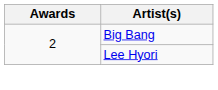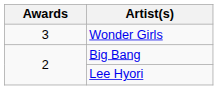+ row: (126, 34)
